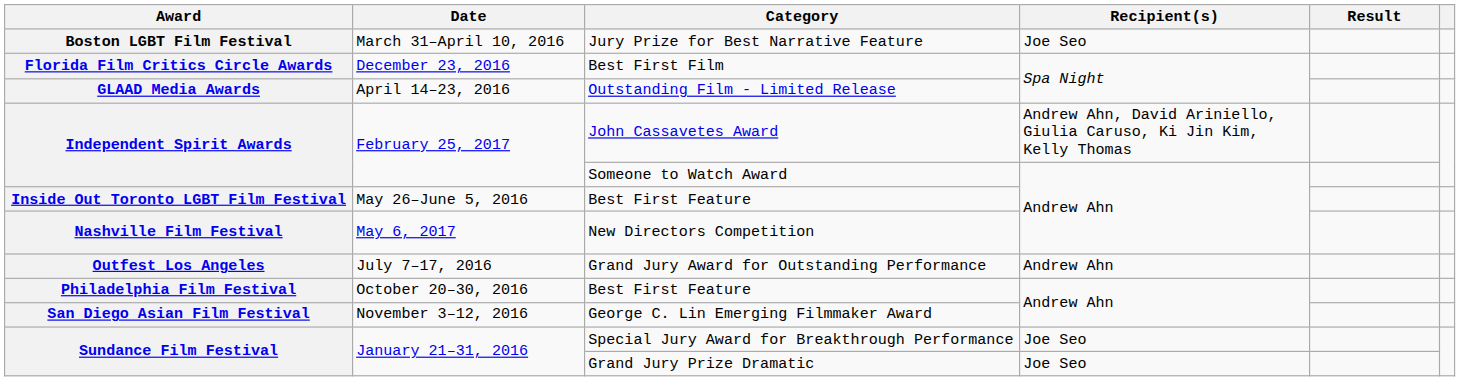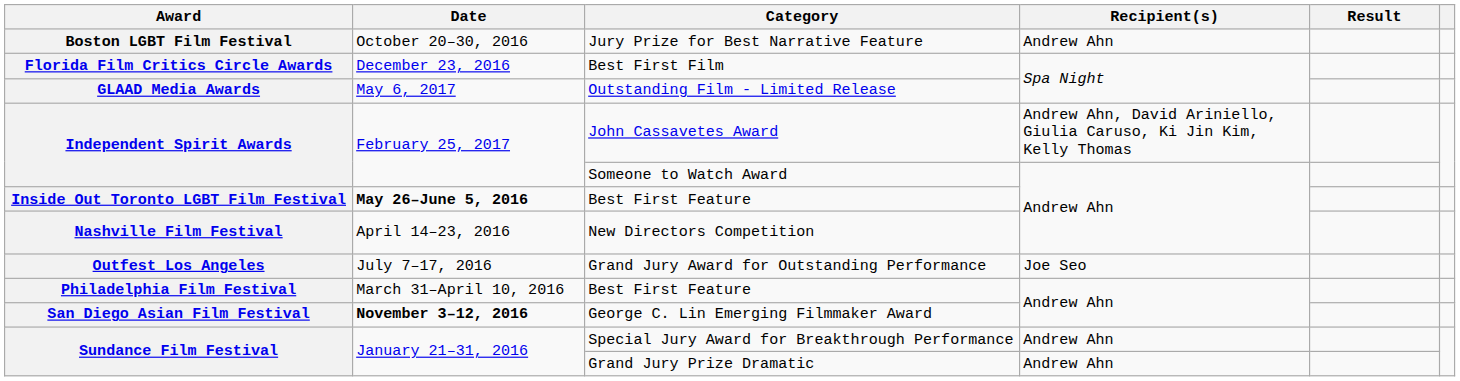(460, 41) March 31–April 10, 2016 -> (442, 41) October 20–30, 2016
(1055, 41) Joe Seo -> (1068, 41) Andrew Ahn
(433, 91) April 14–23, 2016 -> (406, 91) May 6, 2017
(442, 199) normal -> (442, 199) bold
(406, 232) May 6, 2017 -> (433, 232) April 14–23, 2016
(1068, 266) Andrew Ahn -> (1055, 266) Joe Seo
(442, 290) October 20–30, 2016 -> (460, 290) March 31–April 10, 2016
(442, 315) normal -> (442, 315) bold
(1055, 339) Joe Seo -> (1068, 339) Andrew Ahn
(1055, 364) Joe Seo -> (1068, 364) Andrew Ahn
